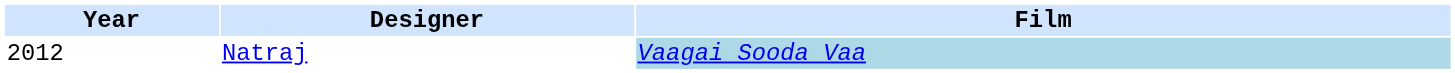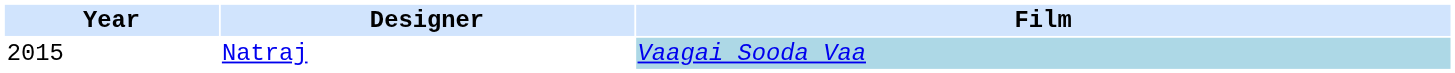(35, 53) 2012 -> (35, 53) 2015
